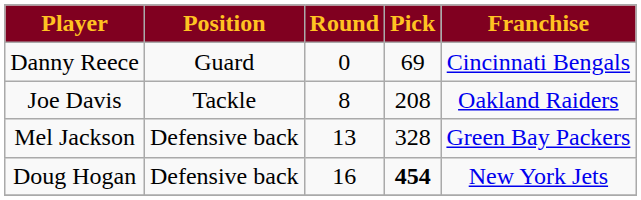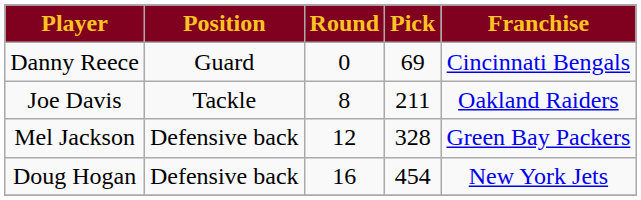(413, 99) 208 -> (413, 99) 211
(344, 137) 13 -> (344, 137) 12
(413, 175) bold -> (413, 175) normal
